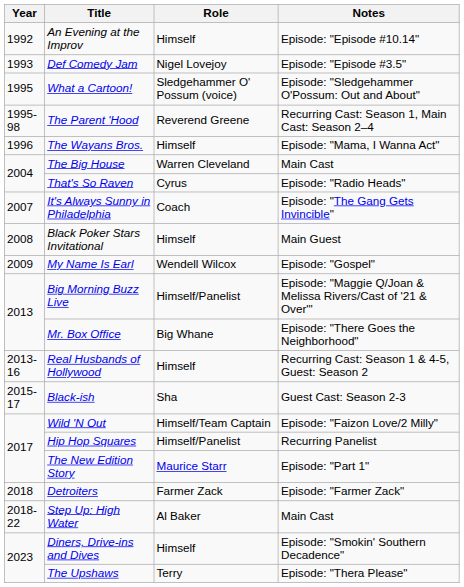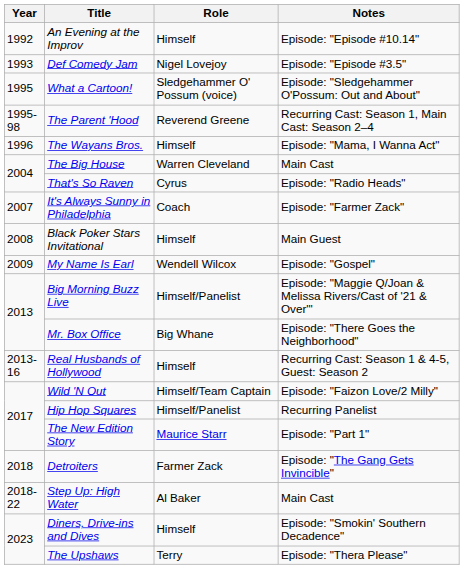(347, 207) Episode: "The Gang Gets Invincible" -> (343, 207) Episode: "Farmer Zack"
- row: (71, 397)
(343, 491) Episode: "Farmer Zack" -> (347, 466) Episode: "The Gang Gets Invincible"
